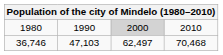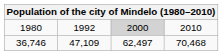(84, 27) 1990 -> (84, 27) 1992
(84, 43) 47,103 -> (84, 43) 47,109
